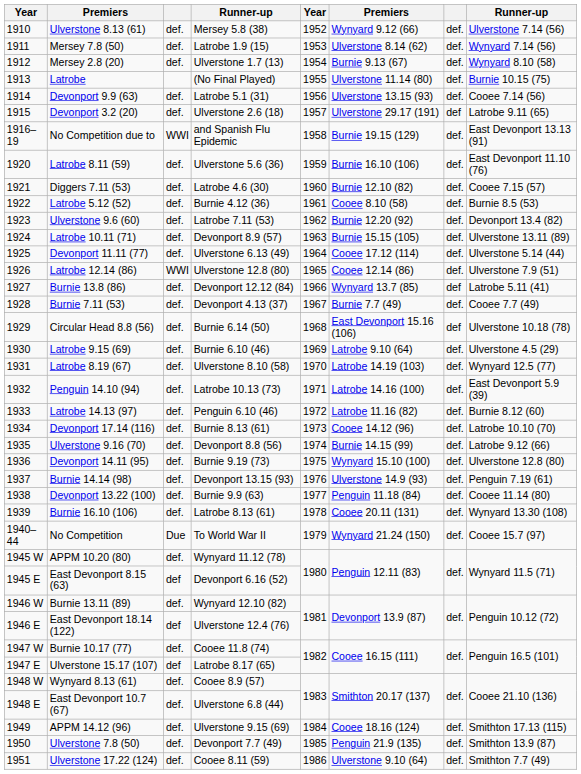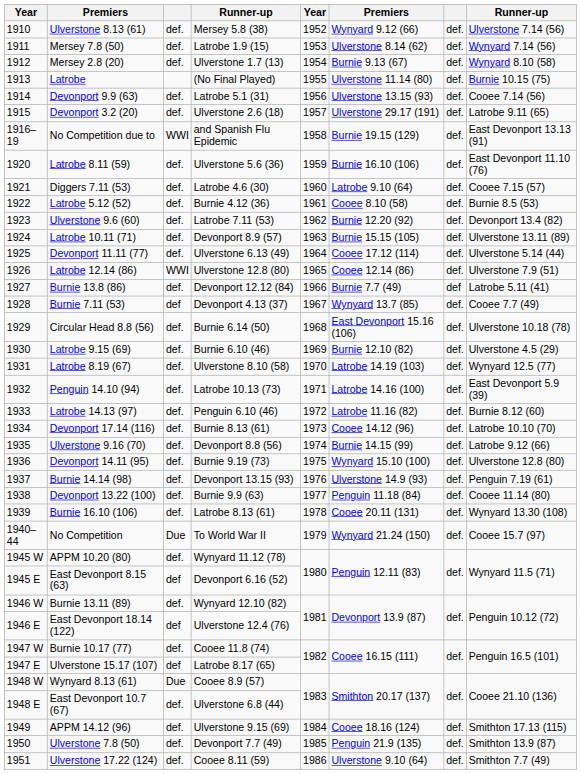(454, 113) def -> (455, 113) def.
(372, 187) Burnie 12.10 (82) -> (372, 187) Latrobe 9.10 (64)
(375, 287) Wynyard 13.7 (85) -> (366, 287) Burnie 7.7 (49)
(175, 304) def. -> (173, 304) def
(366, 304) Burnie 7.7 (49) -> (375, 304) Wynyard 13.7 (85)
(454, 327) def -> (455, 327) def.
(372, 349) Latrobe 9.10 (64) -> (372, 349) Burnie 12.10 (82)
(175, 682) def. -> (176, 682) Due
